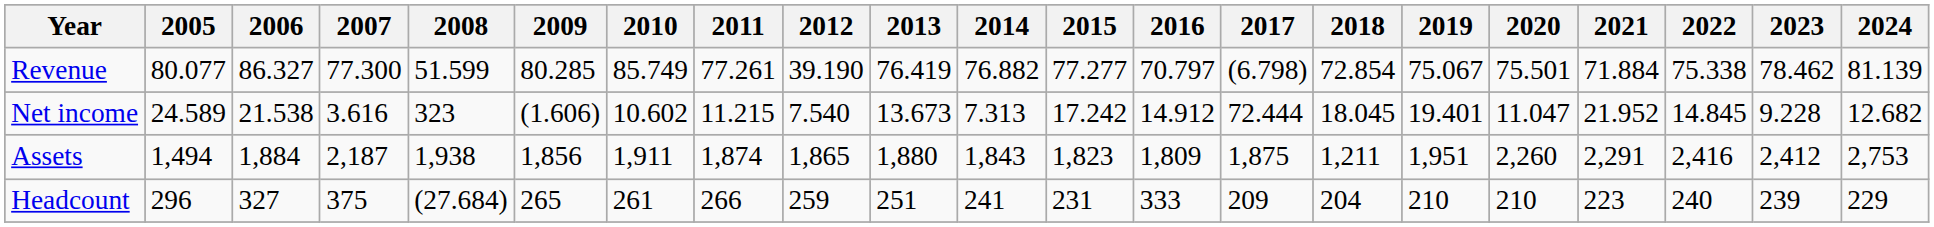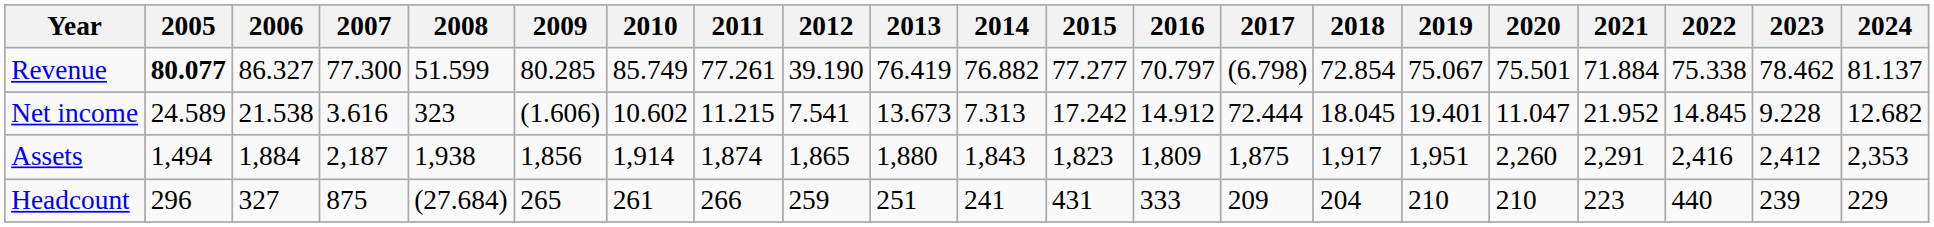(188, 69) normal -> (188, 69) bold
(1885, 69) 81.139 -> (1885, 69) 81.137
(819, 112) 7.540 -> (819, 112) 7.541
(643, 156) 1,911 -> (643, 156) 1,914
(1350, 156) 1,211 -> (1351, 156) 1,917
(1878, 156) 2,753 -> (1878, 156) 2,353
(347, 199) 375 -> (347, 199) 875
(1072, 199) 231 -> (1072, 199) 431
(1692, 199) 240 -> (1692, 199) 440
